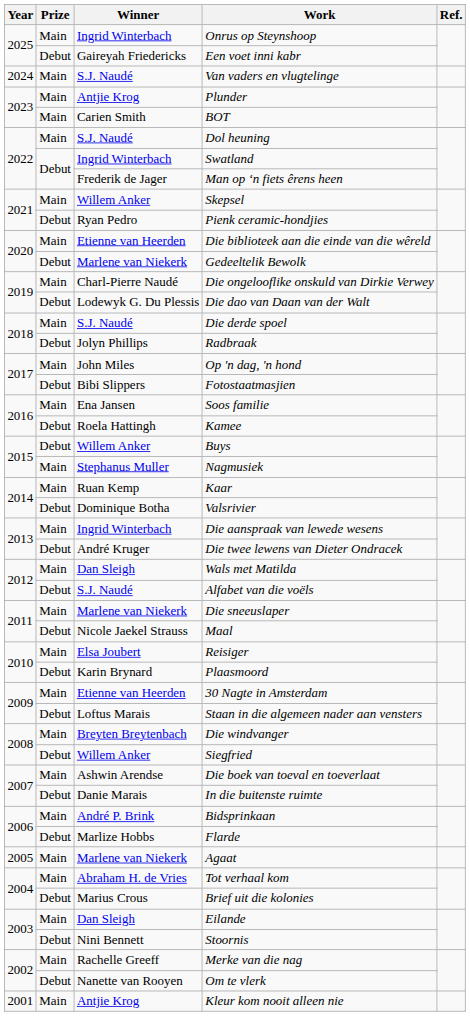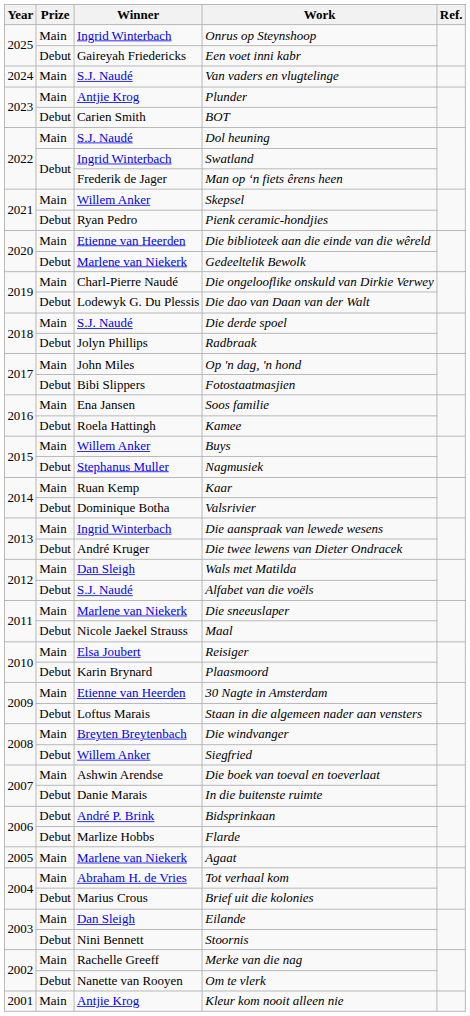(53, 117) Main -> (55, 117) Debut
(55, 446) Debut -> (53, 446) Main
(53, 466) Main -> (55, 466) Debut
(53, 816) Main -> (55, 816) Debut
